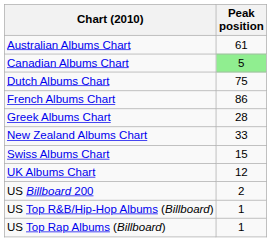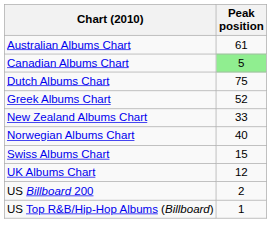- row: (61, 99)
(241, 117) 28 -> (241, 99) 52
+ row: (71, 136)
- row: (86, 227)
